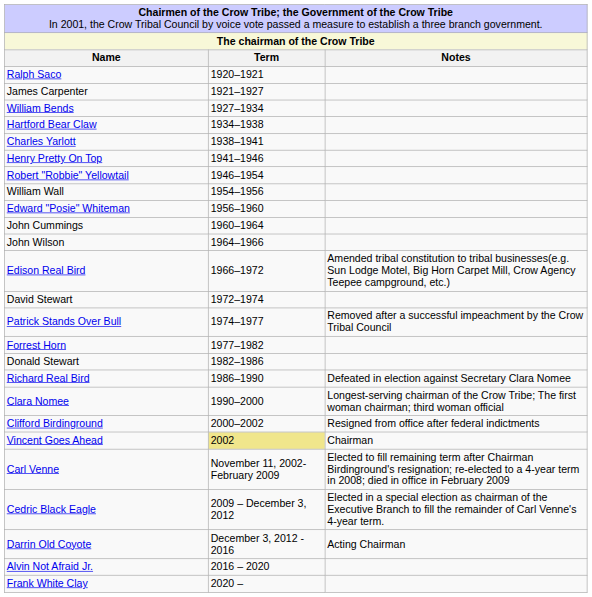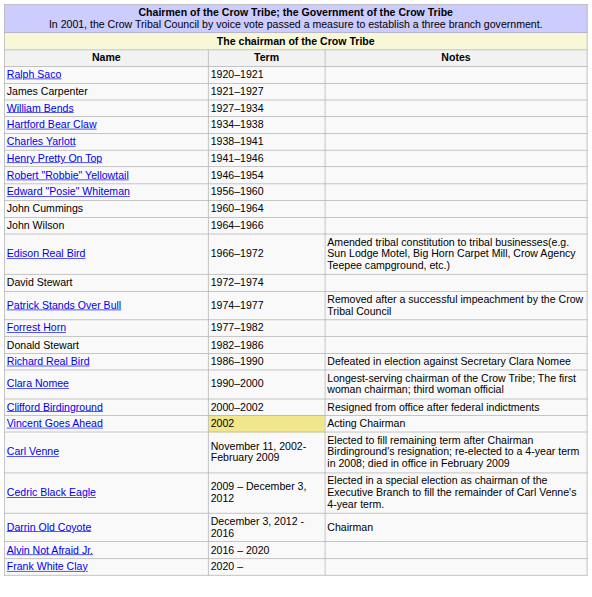- row: (35, 192)
(350, 440) Chairman -> (366, 423) Acting Chairman
(366, 544) Acting Chairman -> (350, 527) Chairman
